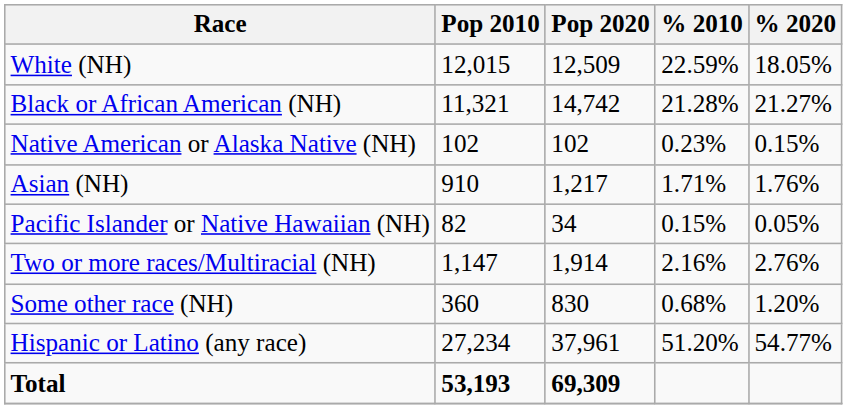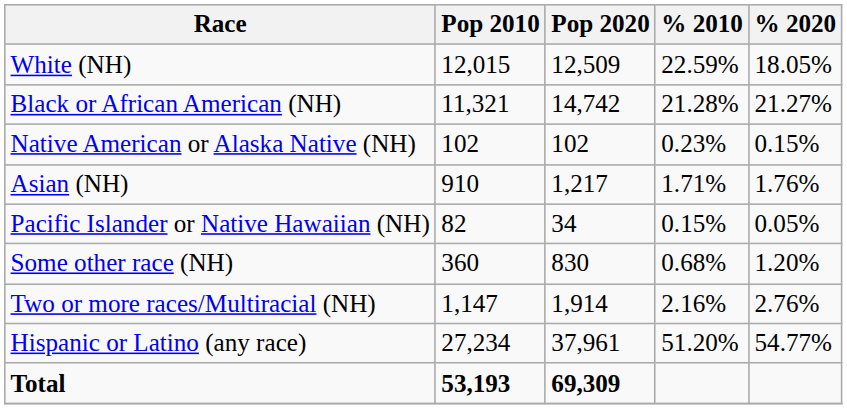rows swapped: (122, 303) <-> (193, 263)
